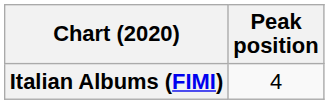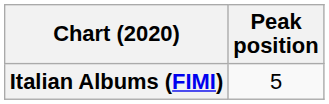(276, 81) 4 -> (276, 81) 5
